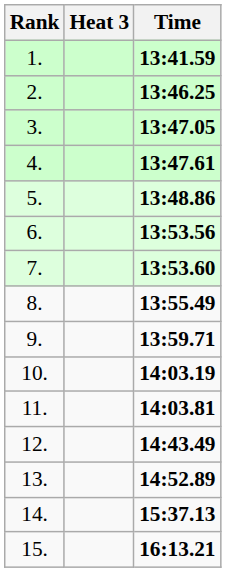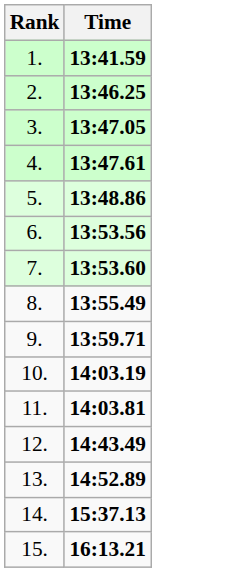- column: (99, 22)
